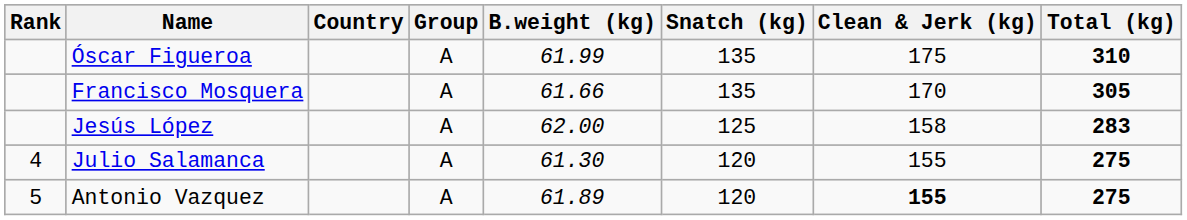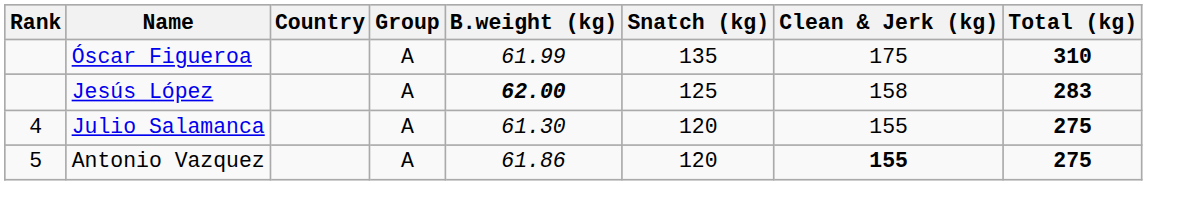- row: (188, 92)
(572, 127) normal -> (534, 92) bold
(572, 197) 61.89 -> (534, 162) 61.86
